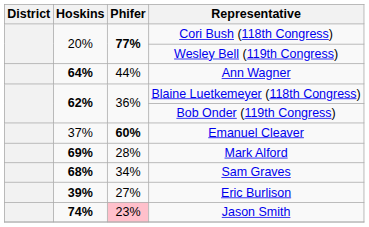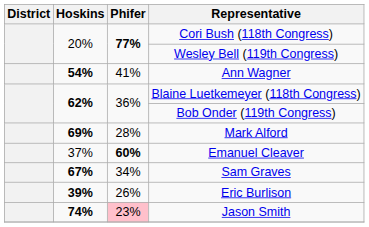(80, 73) 64% -> (80, 73) 54%
(128, 73) 44% -> (128, 73) 41%
rows swapped: (256, 152) <-> (256, 133)
(80, 172) 68% -> (80, 172) 67%
(128, 192) 27% -> (128, 192) 26%
